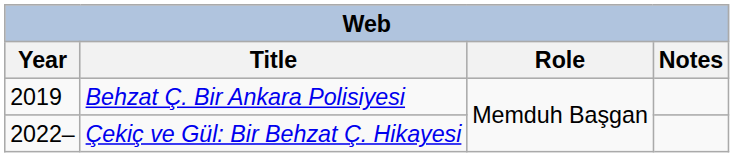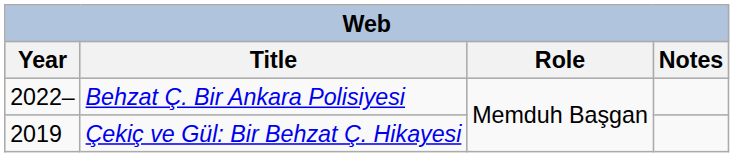(36, 97) 2019 -> (42, 97) 2022–
(42, 134) 2022– -> (36, 134) 2019
